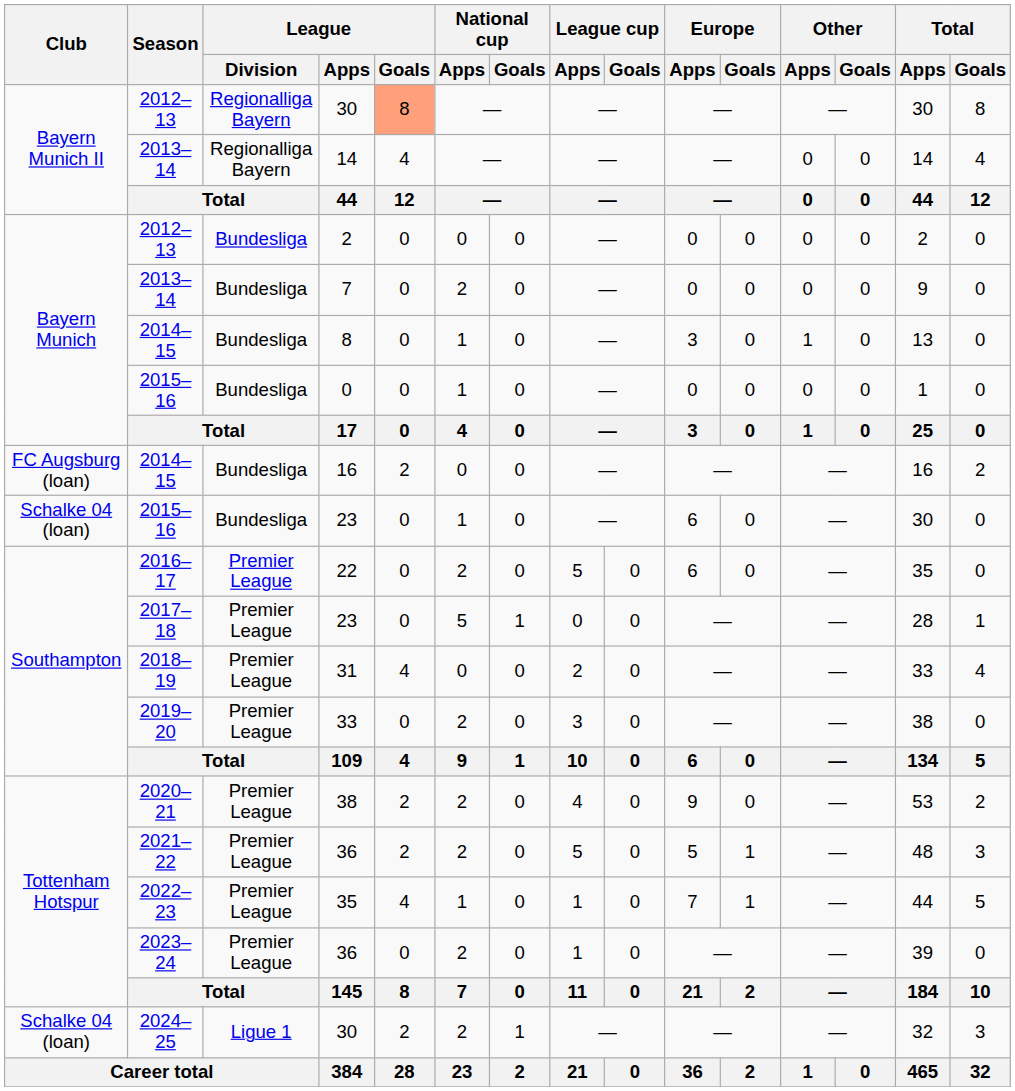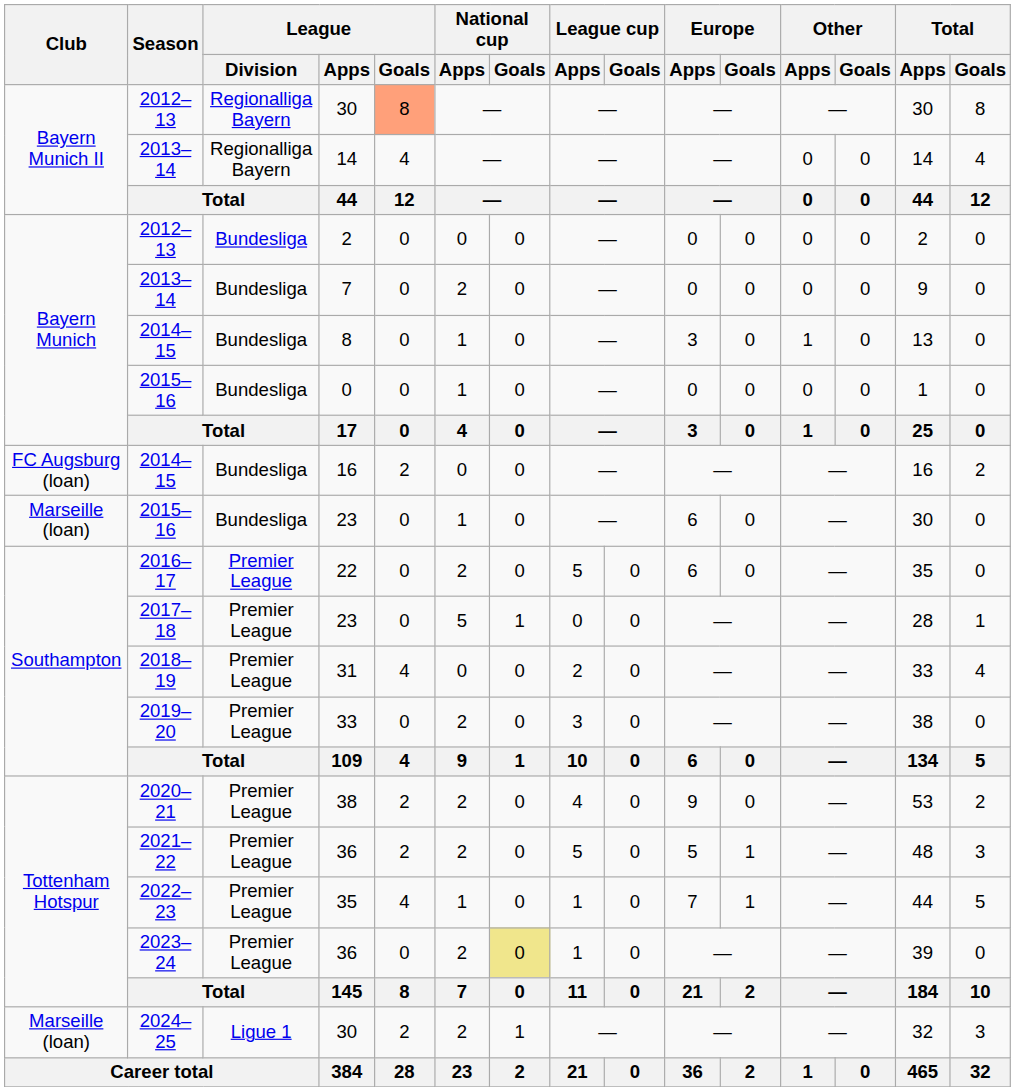(66, 520) Schalke 04 (loan) -> (66, 520) Marseille (loan)
(520, 952) no background -> (520, 952) khaki background
(66, 1032) Schalke 04 (loan) -> (66, 1032) Marseille (loan)
